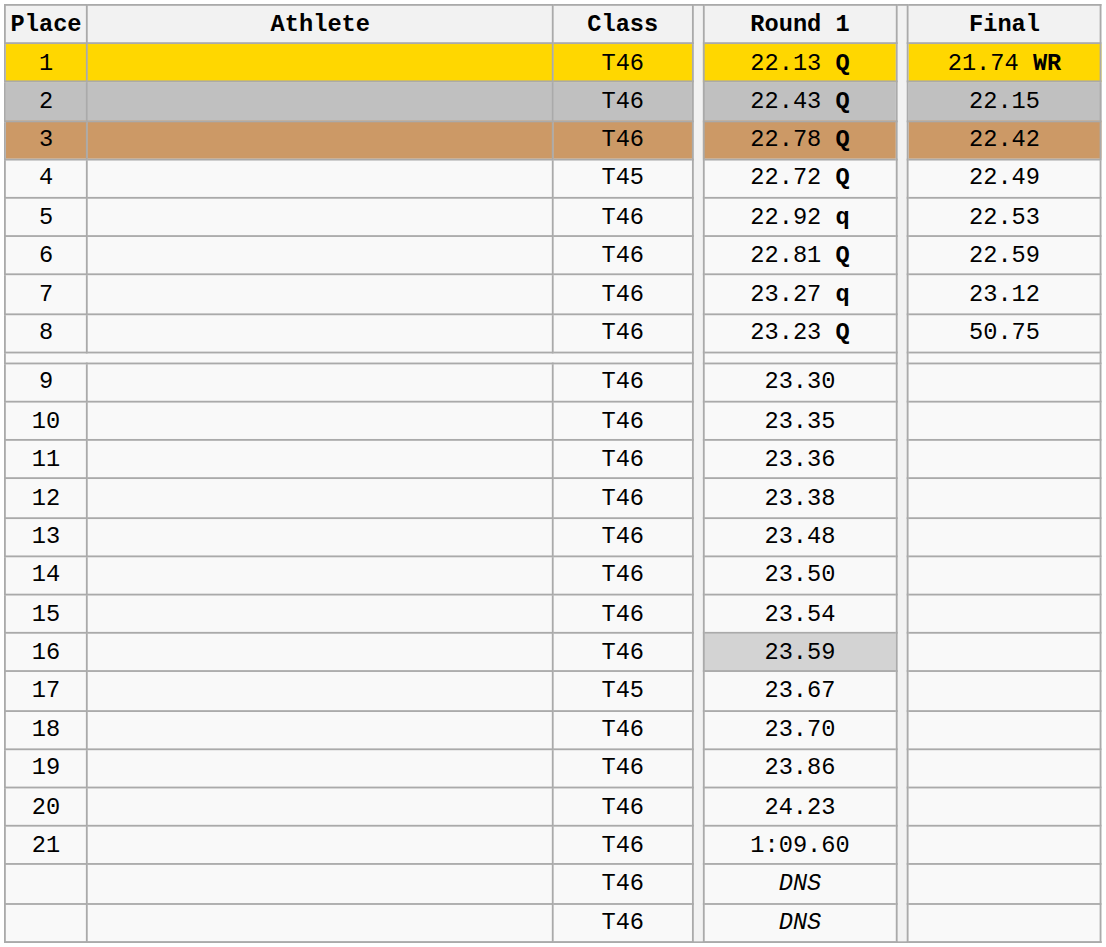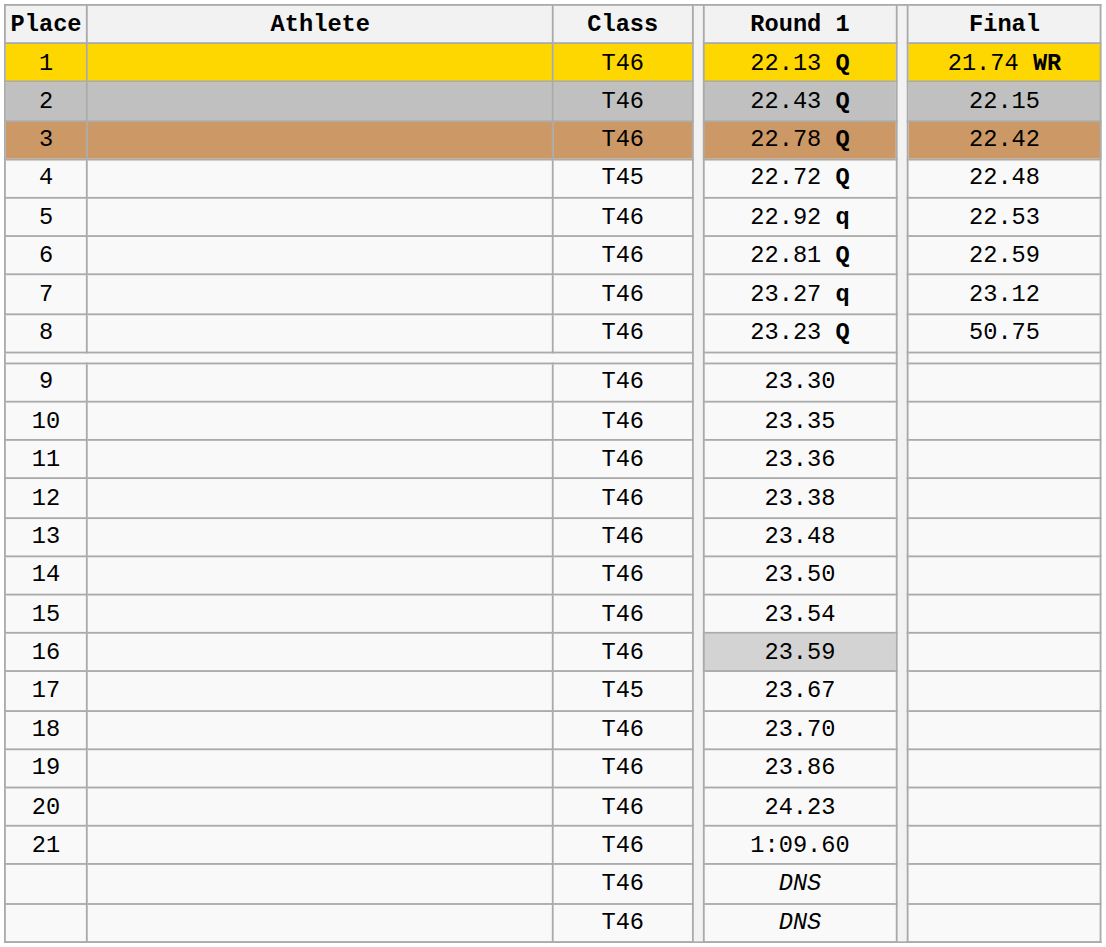(1005, 178) 22.49 -> (1005, 178) 22.48
